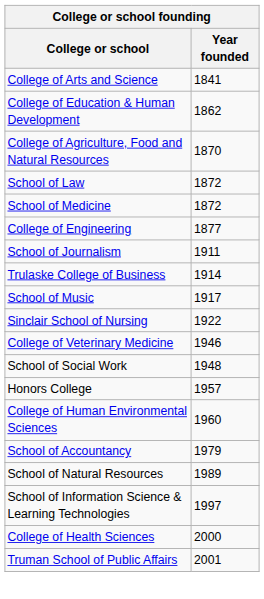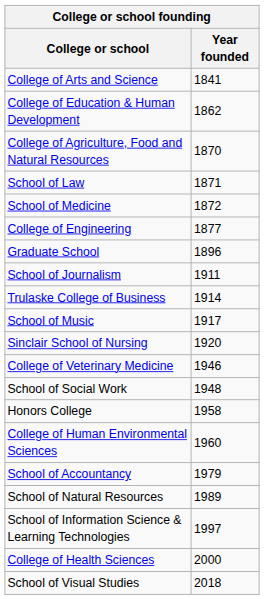(208, 183) 1872 -> (208, 183) 1871
+ row: (53, 251)
(208, 320) 1922 -> (208, 343) 1920
(208, 389) 1957 -> (208, 411) 1958
- row: (92, 560)
+ row: (73, 583)
